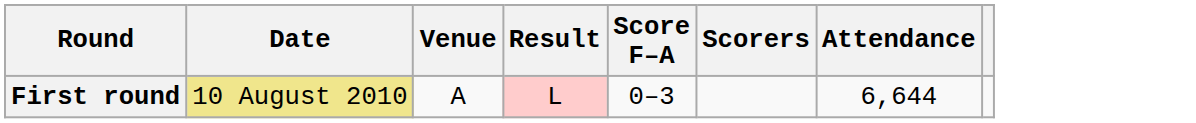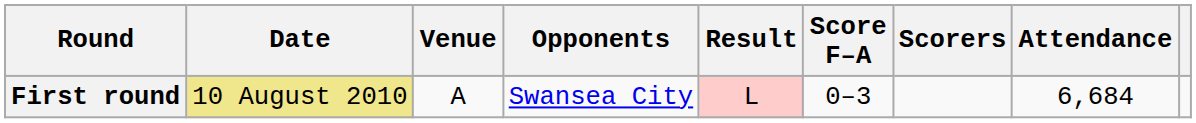+ column: (601, 41)
(899, 97) 6,644 -> (1095, 97) 6,684
